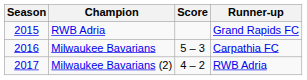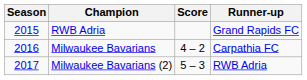(193, 48) 5 – 3 -> (193, 48) 4 – 2
(193, 65) 4 – 2 -> (193, 65) 5 – 3
